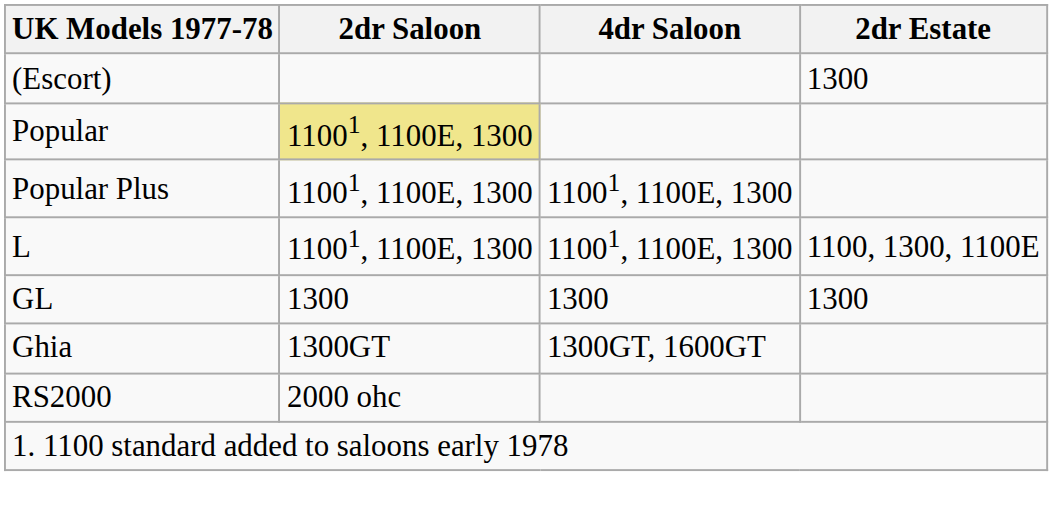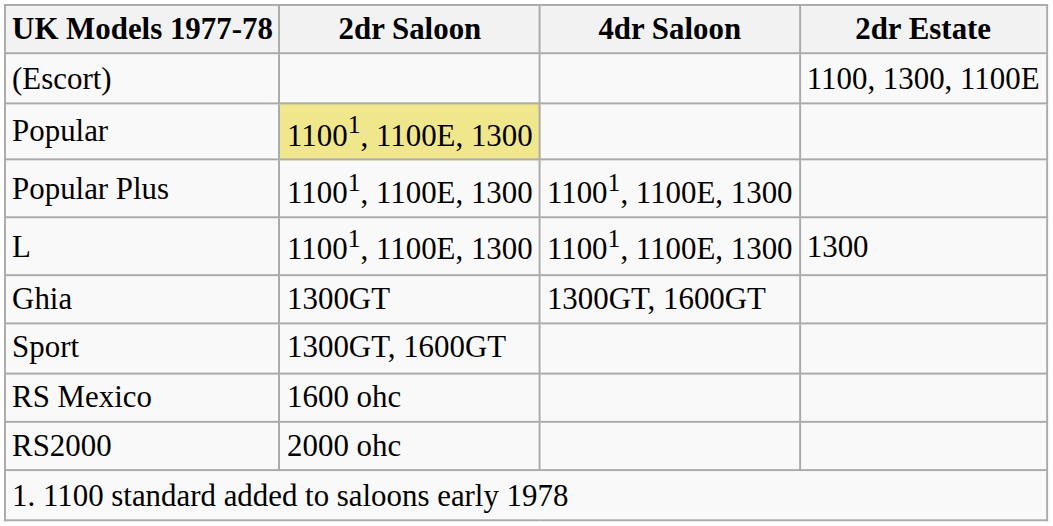(838, 77) 1300 -> (923, 77) 1100, 1300, 1100E
(923, 245) 1100, 1300, 1100E -> (838, 245) 1300
- row: (33, 298)
+ row: (46, 347)
+ row: (82, 396)
